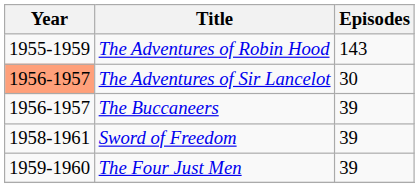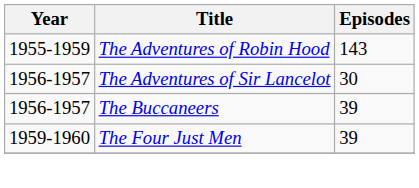(49, 78) lightsalmon background -> (49, 78) no background
- row: (168, 138)
